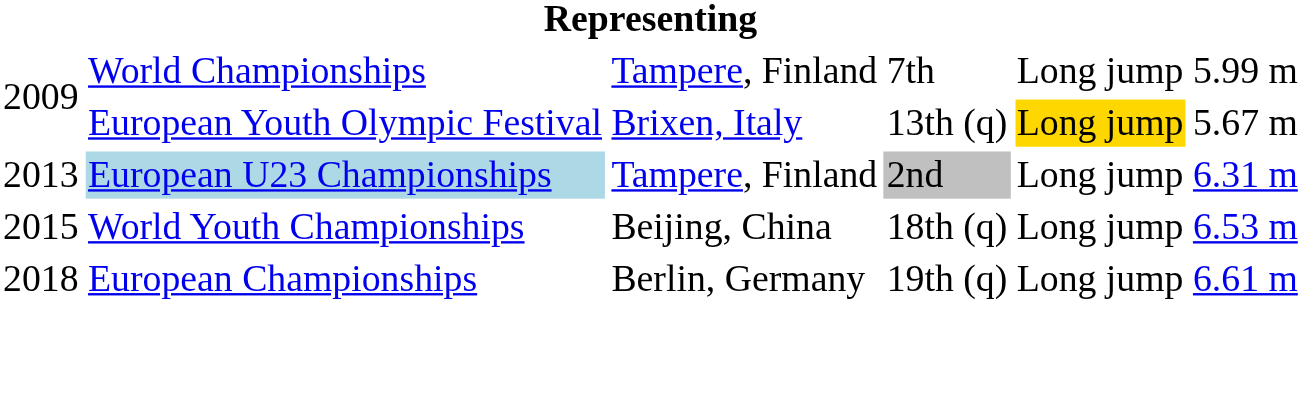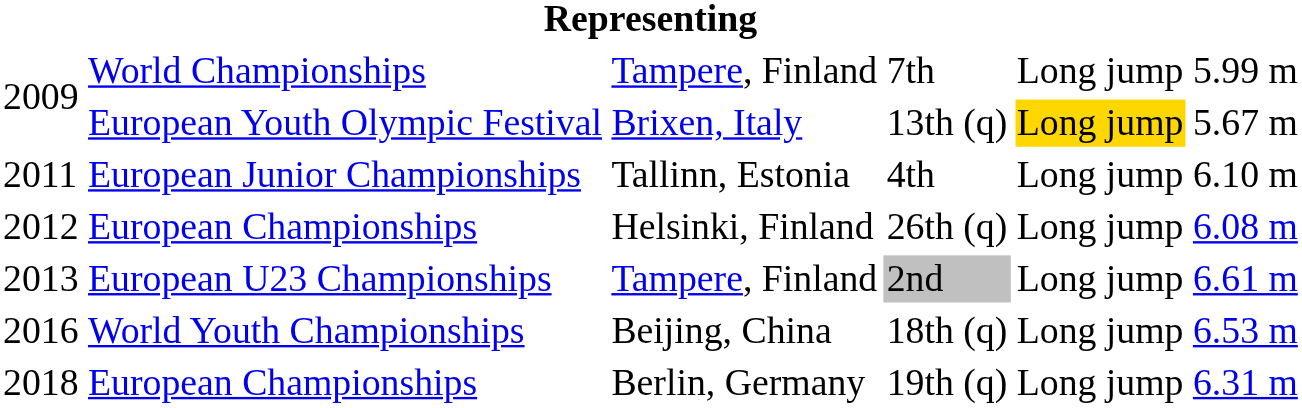+ row: (911, 174)
+ row: (947, 226)
(320, 174) lightblue background -> (320, 278) no background
(1245, 174) 6.31 m -> (1245, 278) 6.61 m
(41, 226) 2015 -> (41, 330) 2016
(1245, 278) 6.61 m -> (1245, 382) 6.31 m
